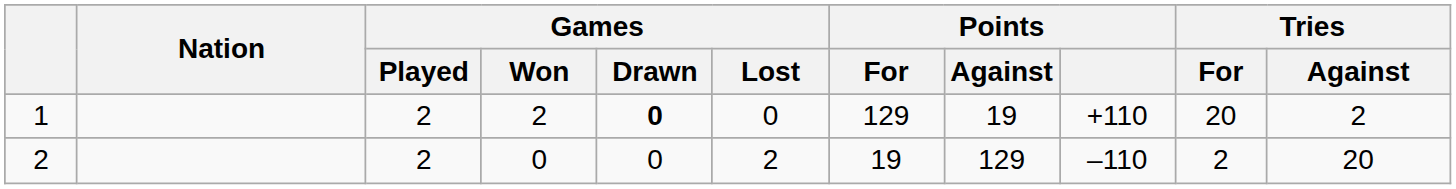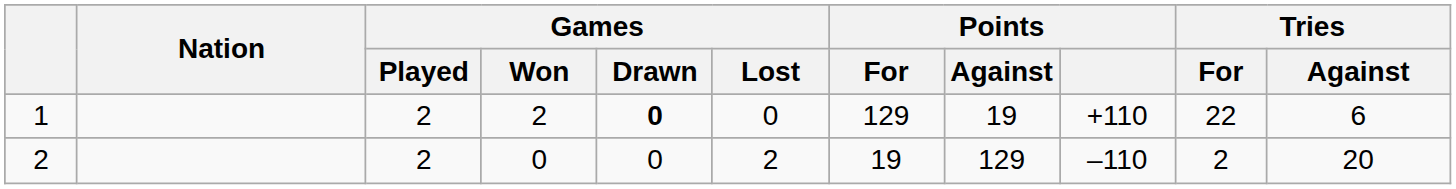(1221, 115) 20 -> (1221, 115) 22
(1358, 115) 2 -> (1358, 115) 6
